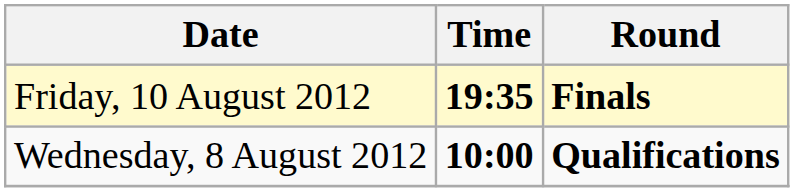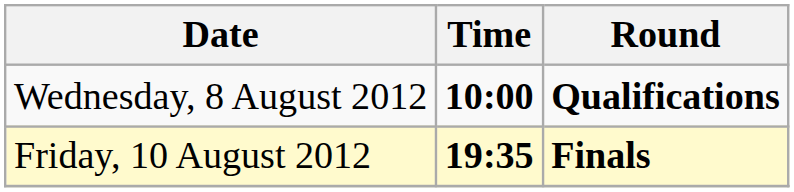rows swapped: (221, 155) <-> (193, 95)
